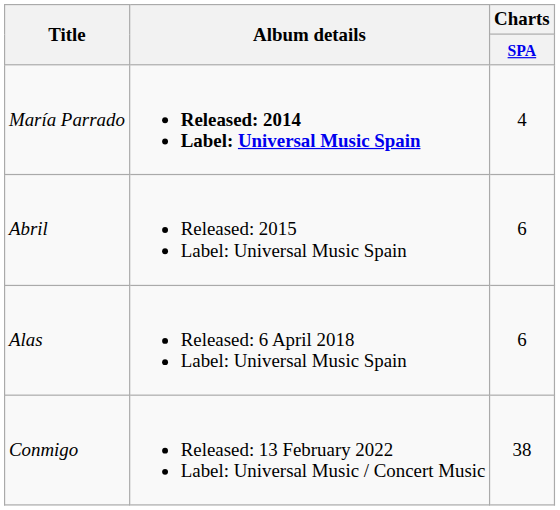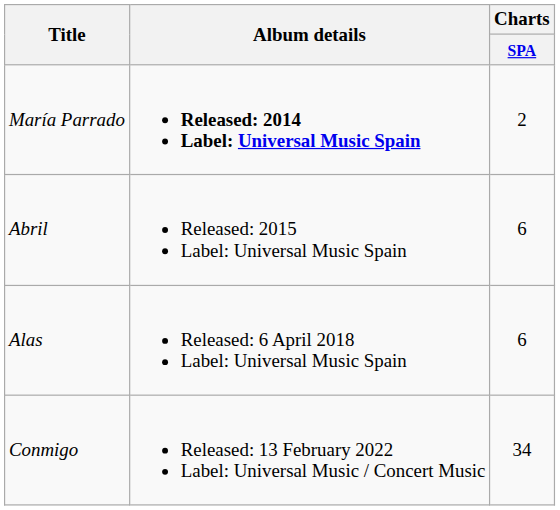(522, 119) 4 -> (522, 119) 2
(522, 450) 38 -> (522, 450) 34
